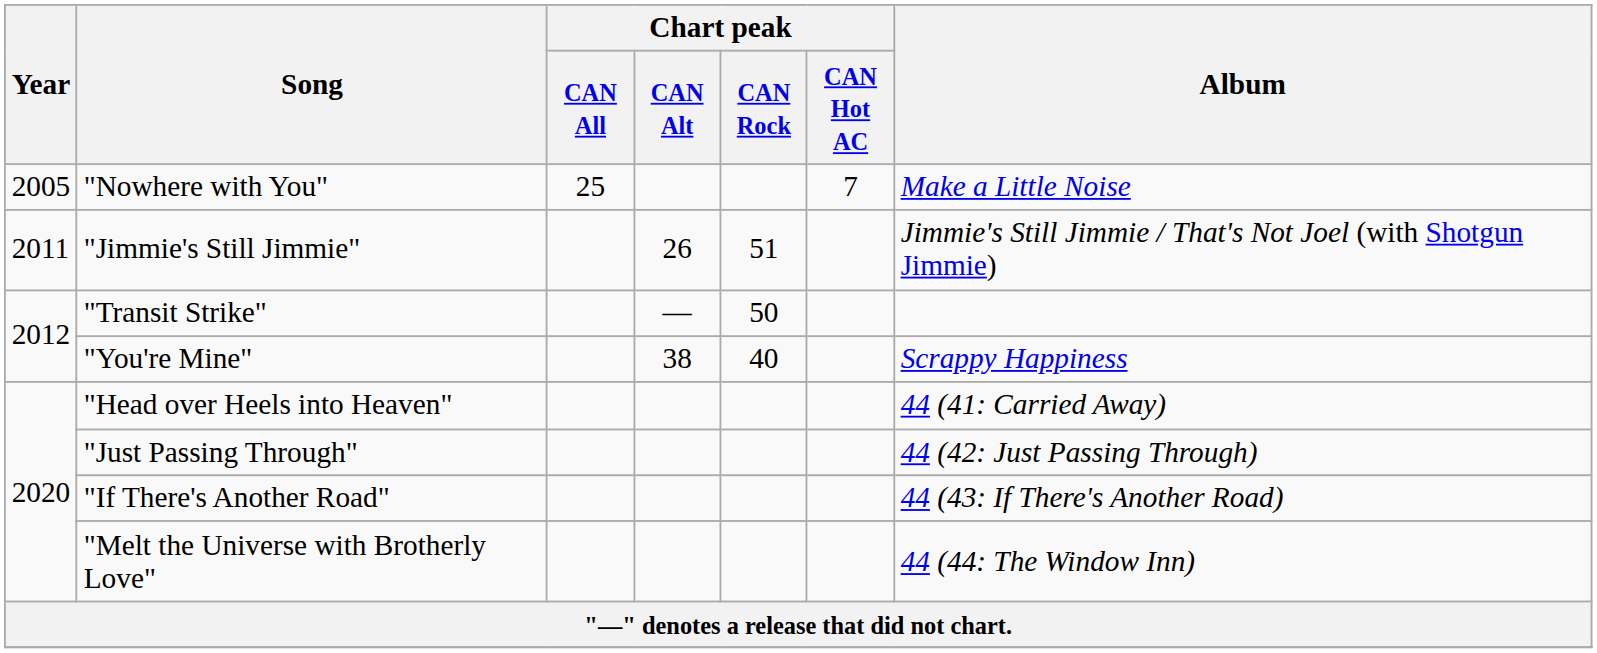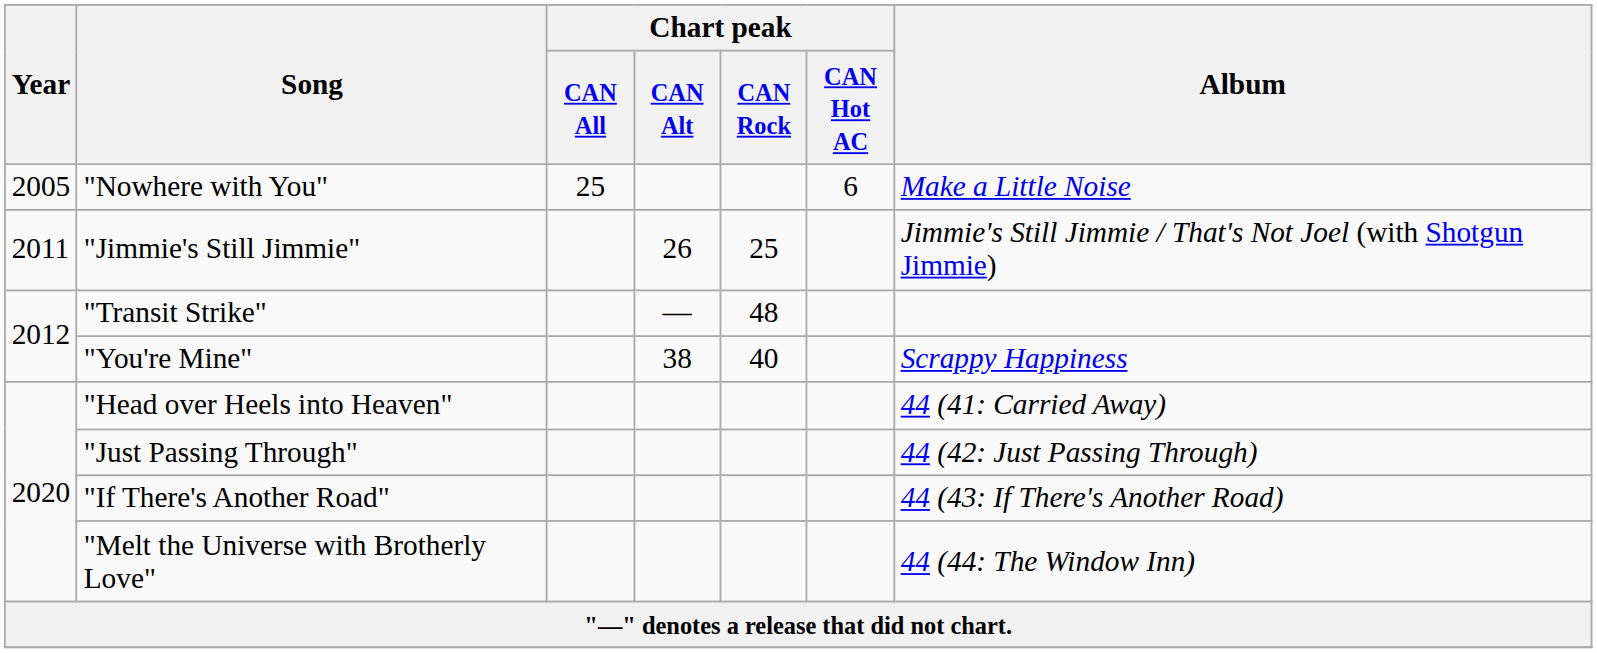(851, 186) 7 -> (851, 186) 6
(764, 249) 51 -> (764, 249) 25
(764, 312) 50 -> (764, 312) 48
